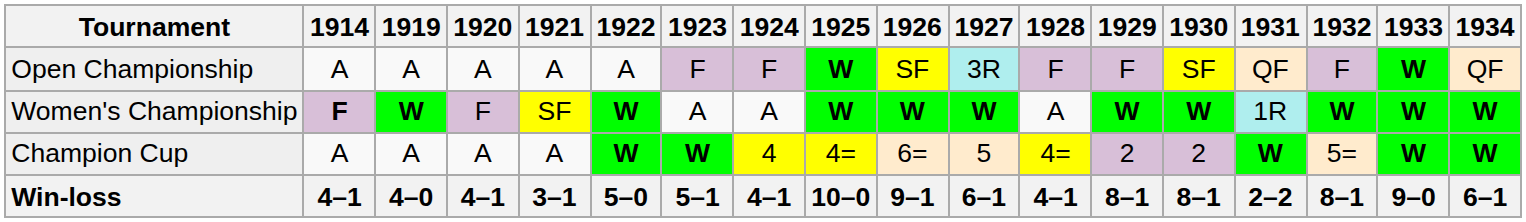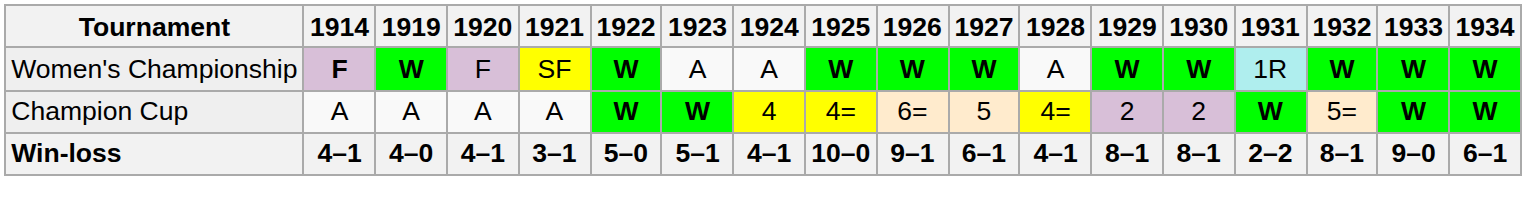- row: (132, 69)
